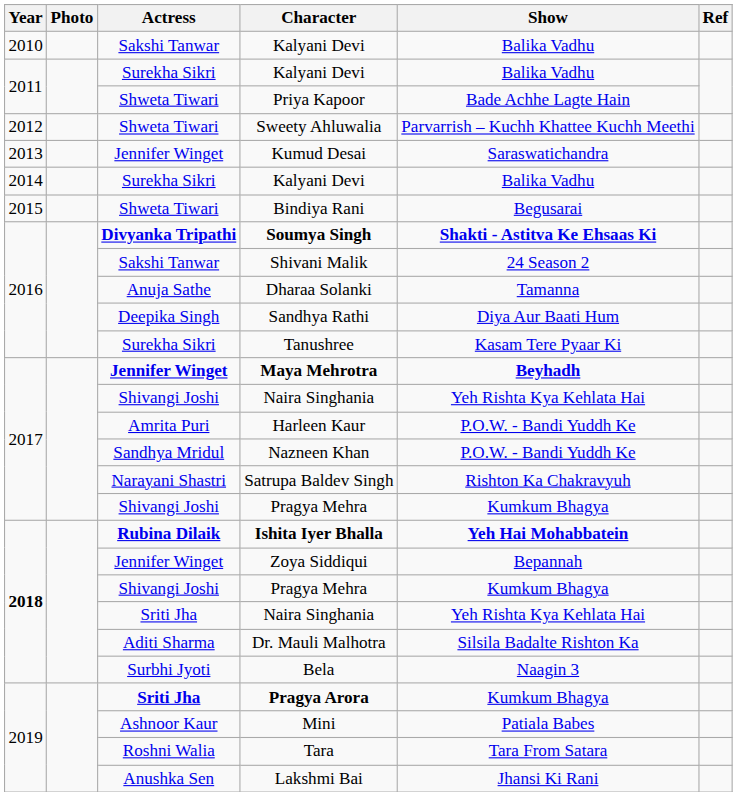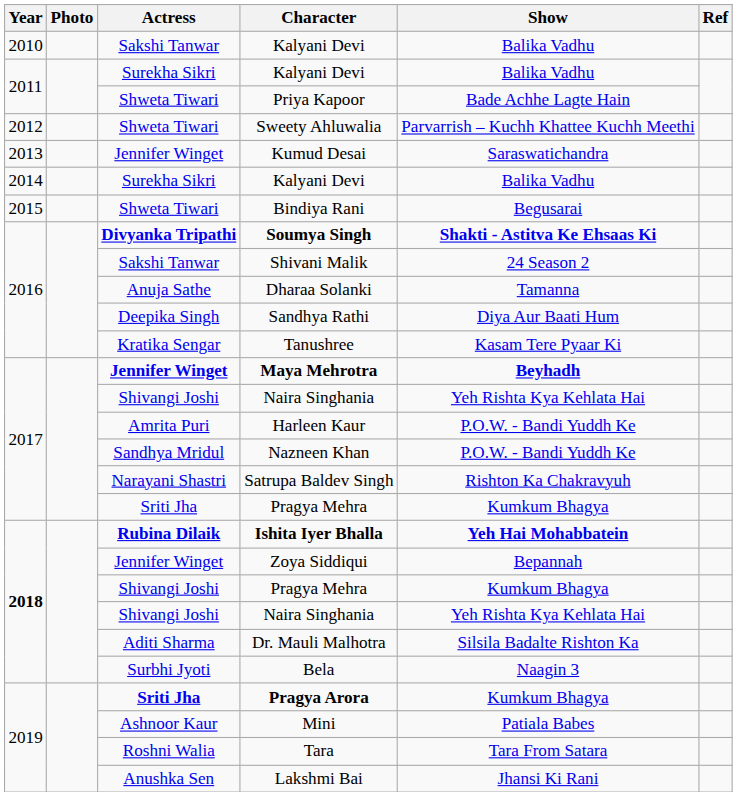(169, 343) Surekha Sikri -> (169, 343) Kratika Sengar
(169, 506) Shivangi Joshi -> (169, 506) Sriti Jha
(169, 615) Sriti Jha -> (169, 615) Shivangi Joshi
